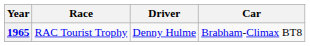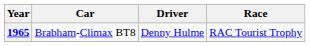columns swapped: (81, 13) <-> (252, 13)
